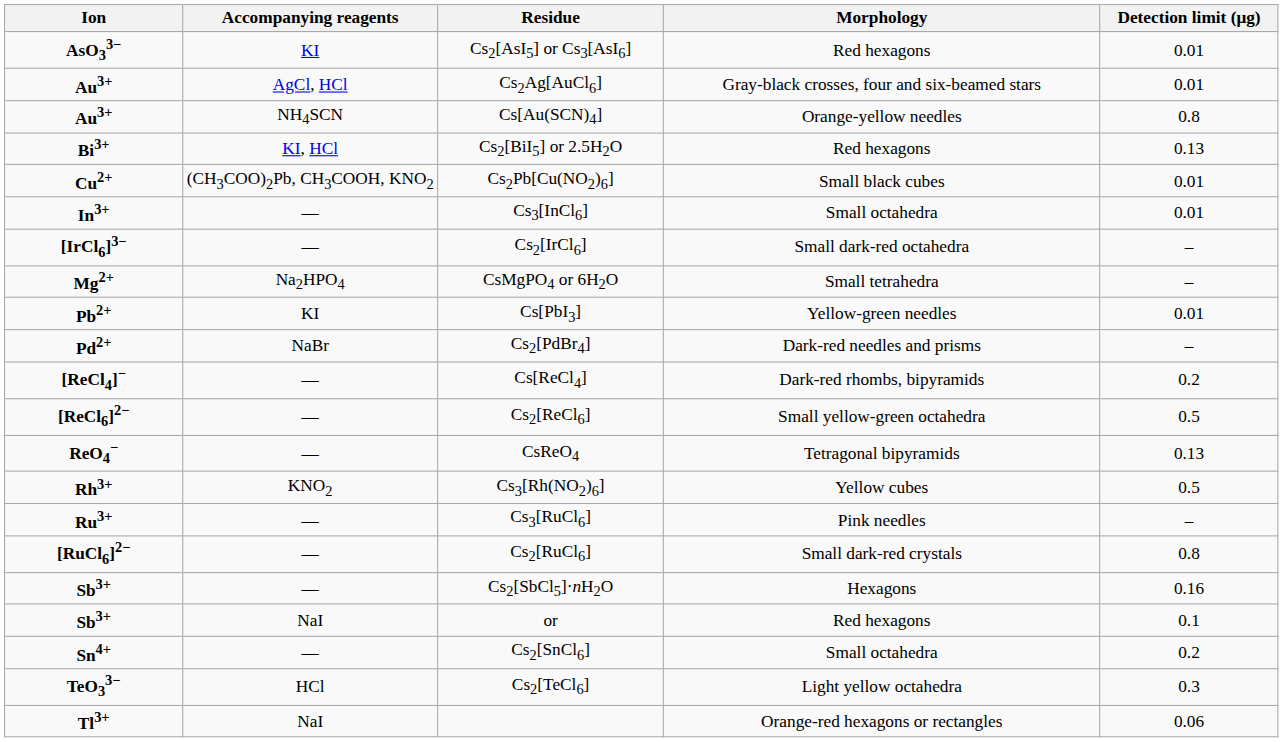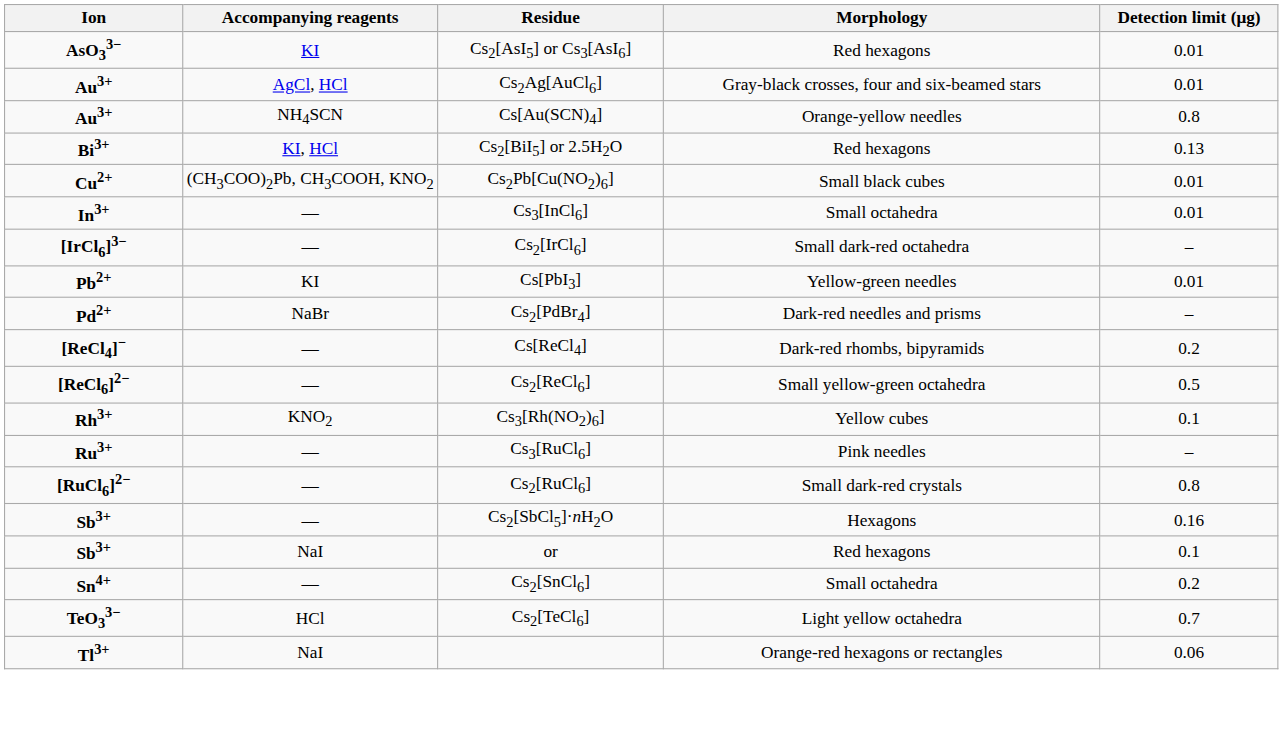- row: (551, 281)
- row: (551, 453)
(1189, 487) 0.5 -> (1189, 418) 0.1
(1189, 686) 0.3 -> (1189, 618) 0.7
